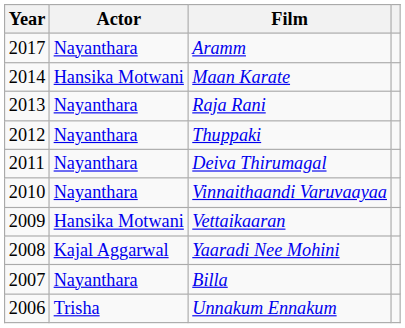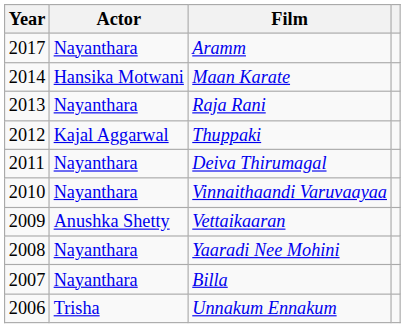(96, 134) Nayanthara -> (111, 134) Kajal Aggarwal
(119, 221) Hansika Motwani -> (112, 221) Anushka Shetty
(111, 250) Kajal Aggarwal -> (96, 250) Nayanthara
